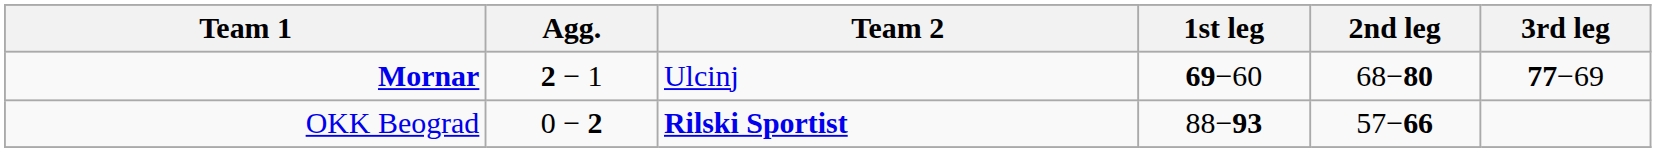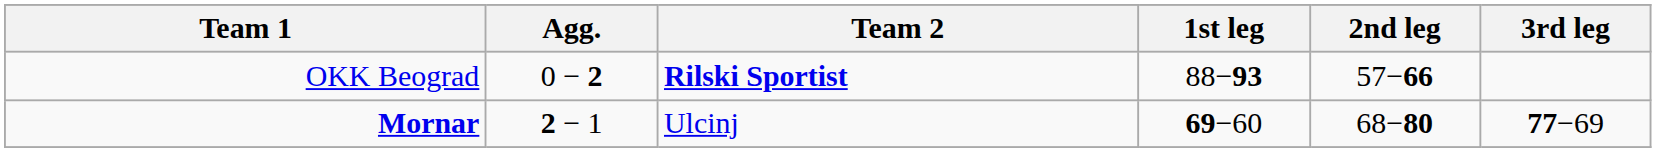rows swapped: (392, 123) <-> (429, 75)
